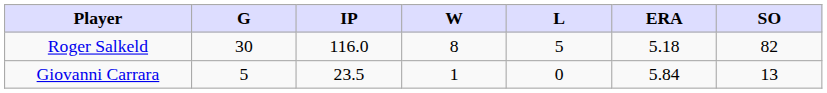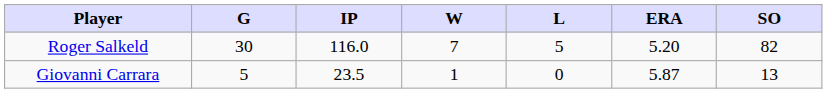(454, 46) 8 -> (454, 46) 7
(664, 46) 5.18 -> (664, 46) 5.20
(664, 74) 5.84 -> (664, 74) 5.87
